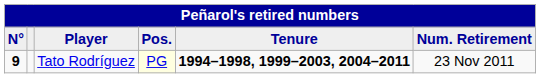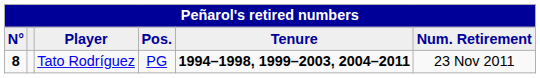(16, 61) 9 -> (16, 61) 8
(157, 61) lightyellow background -> (157, 61) no background
